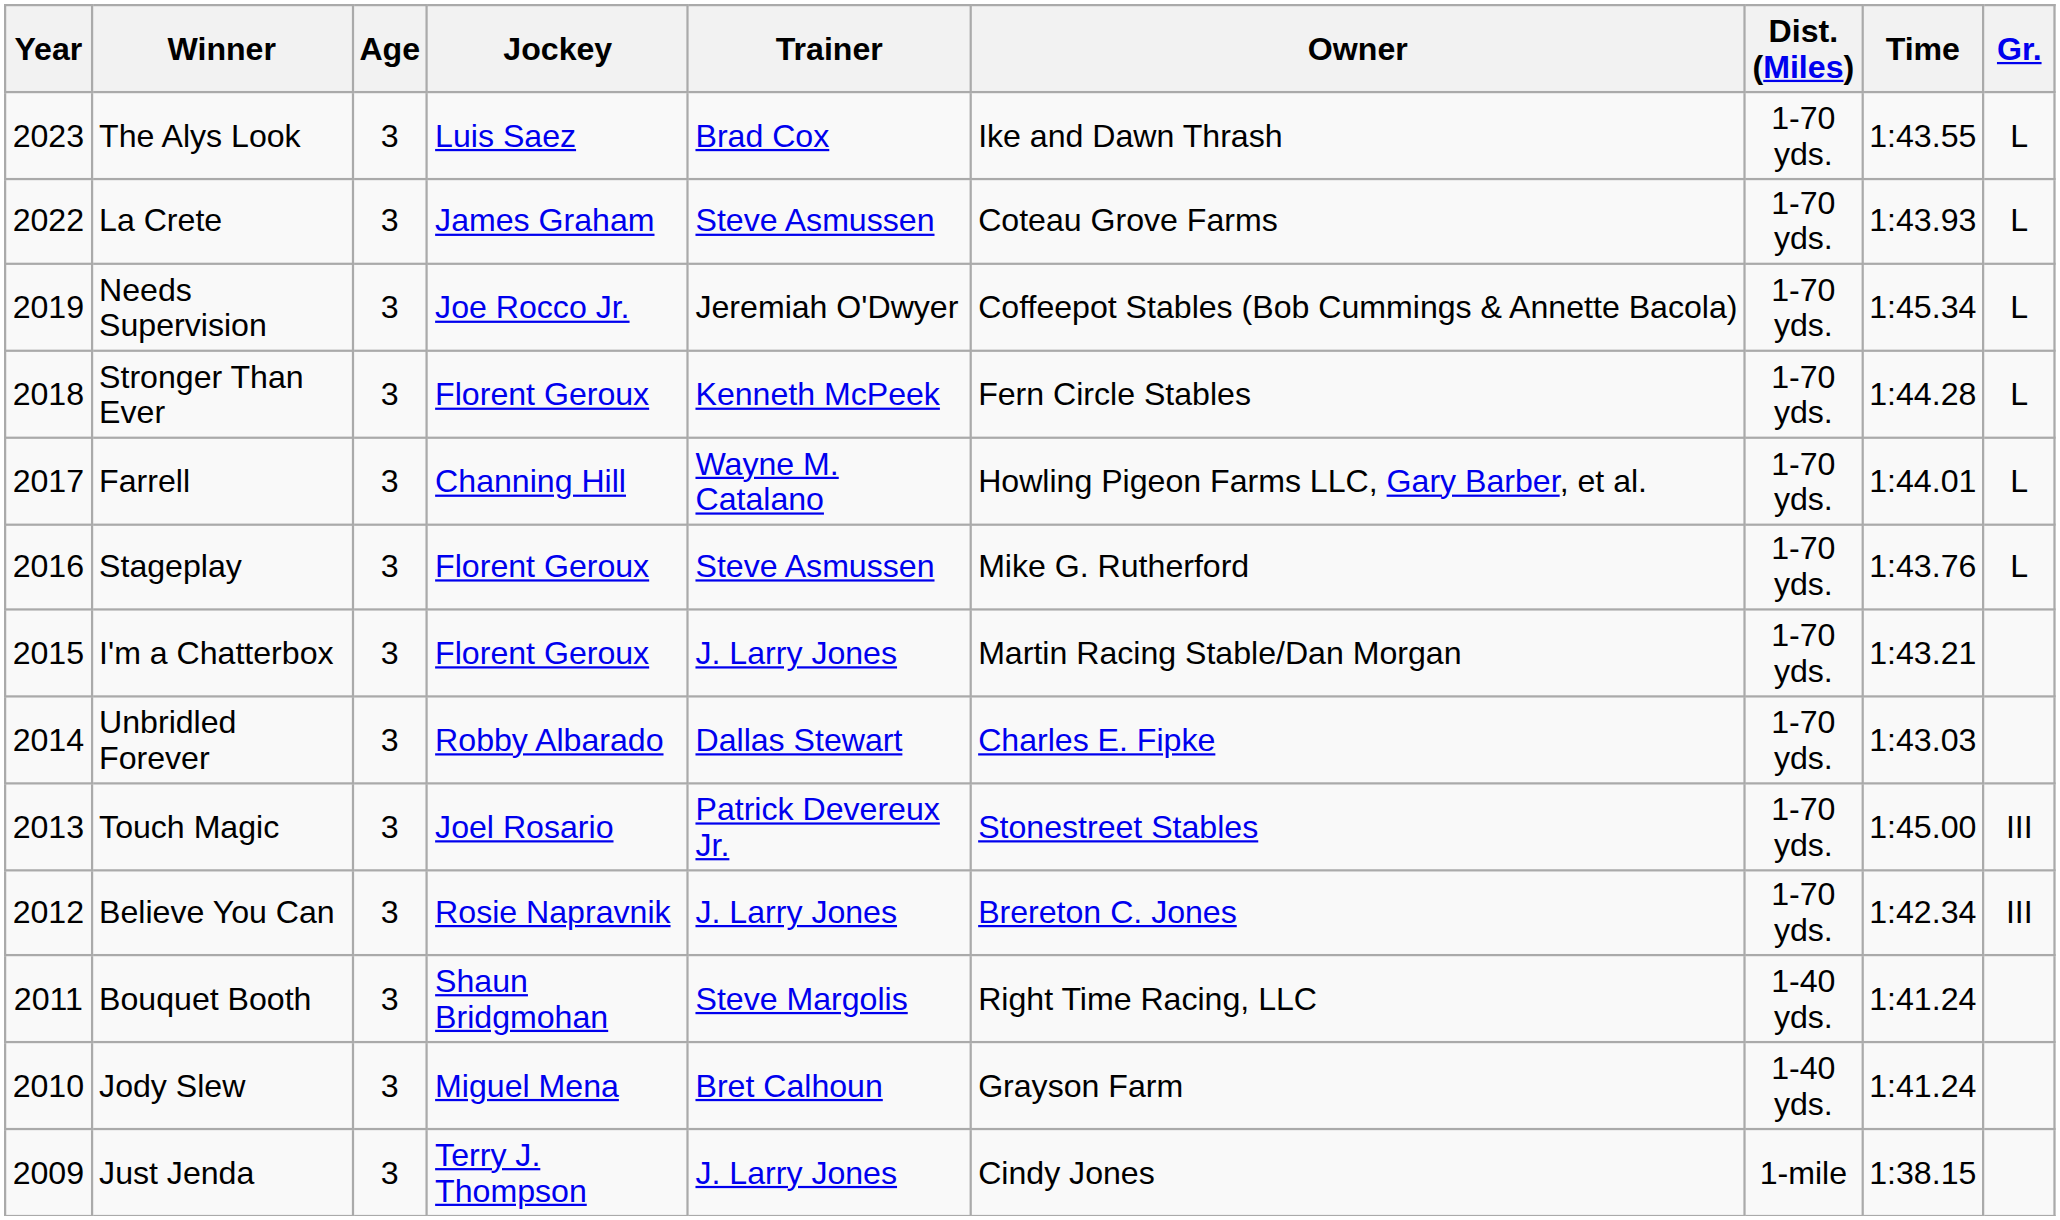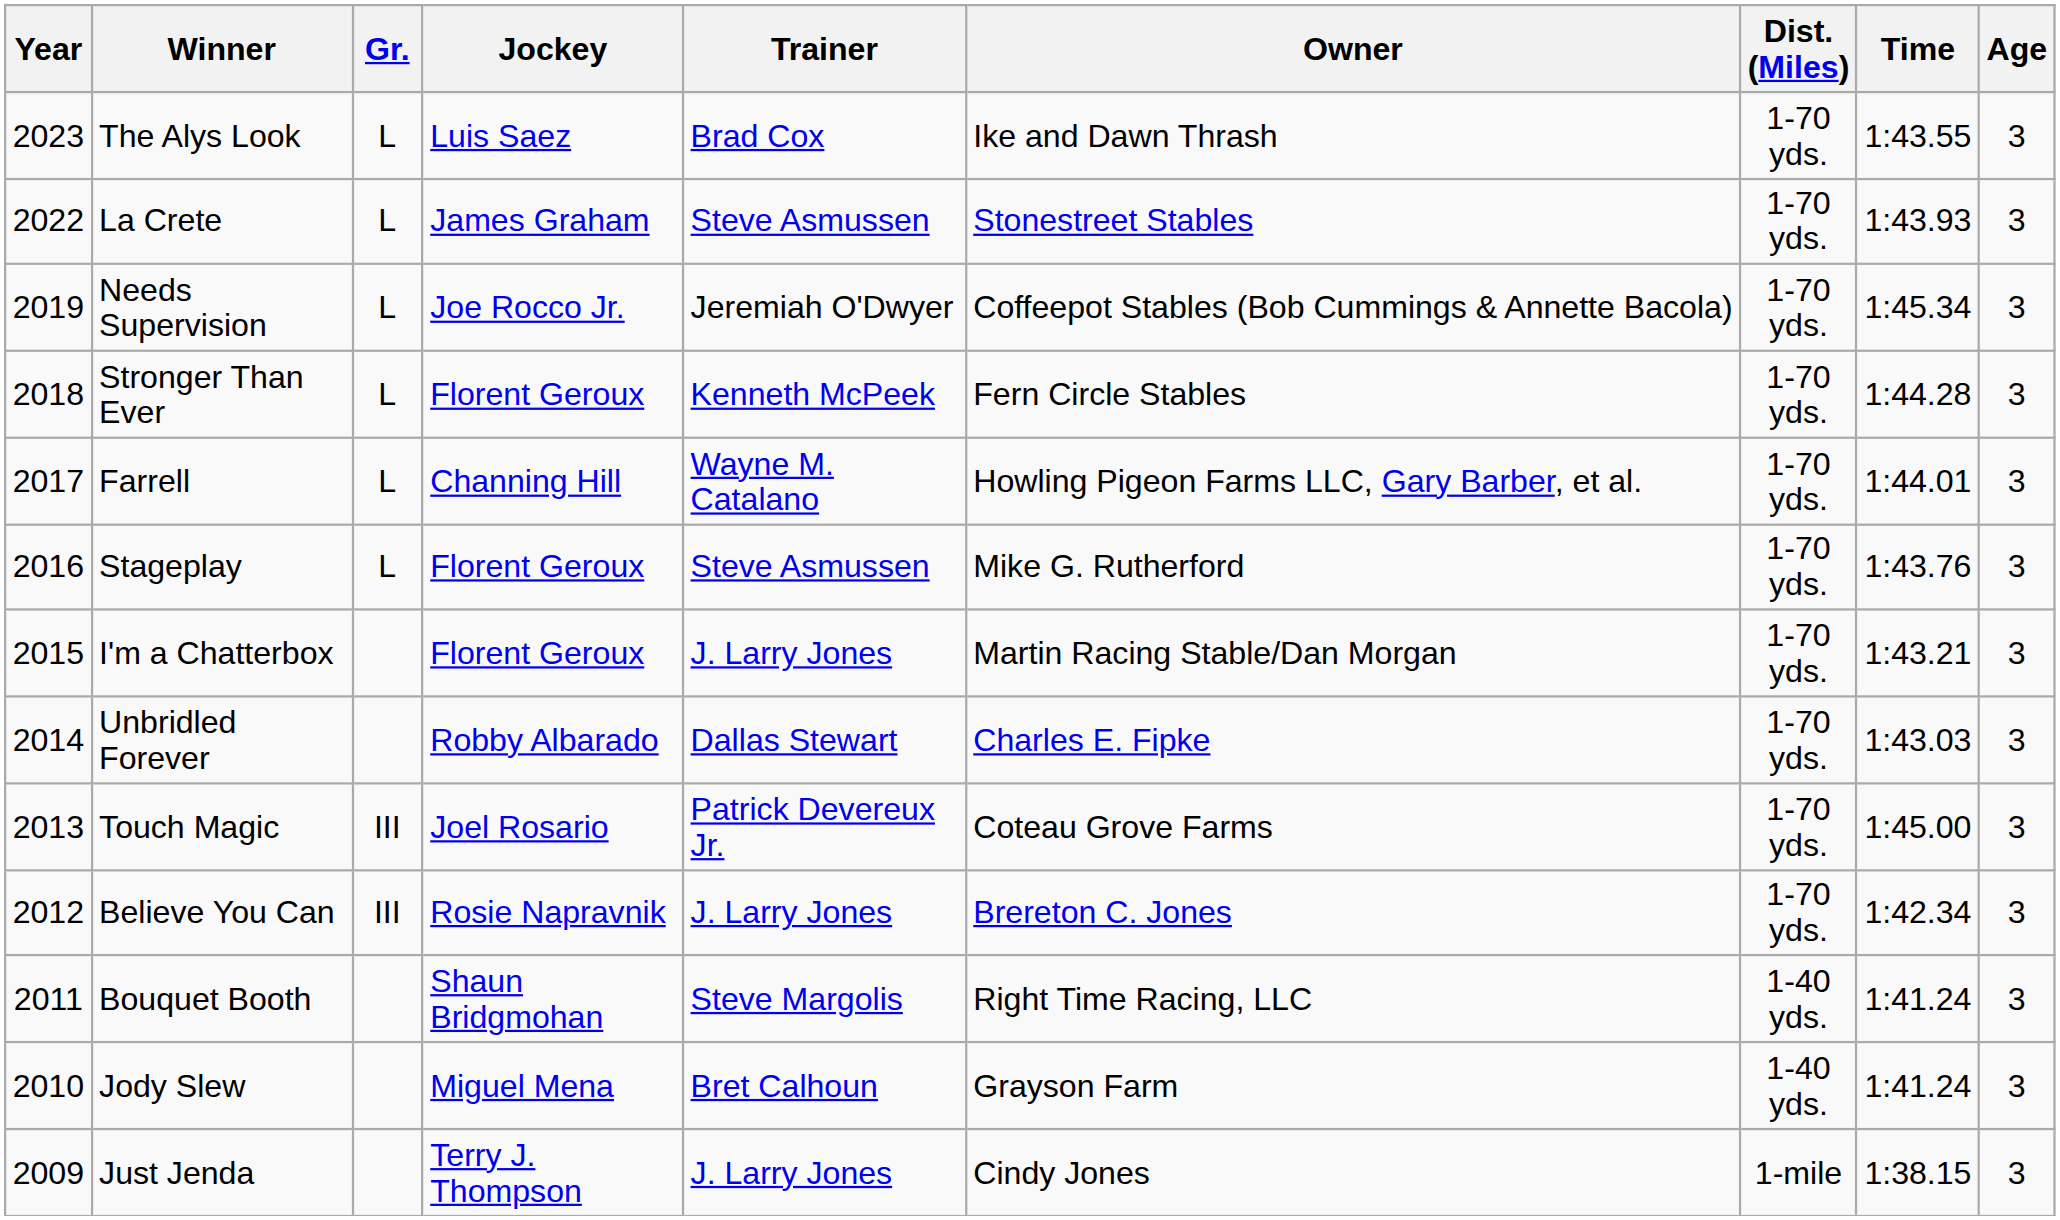columns swapped: (390, 49) <-> (2019, 49)
(1128, 222) Coteau Grove Farms -> (1113, 222) Stonestreet Stables
(1118, 826) Stonestreet Stables -> (1123, 826) Coteau Grove Farms
